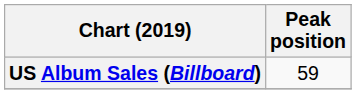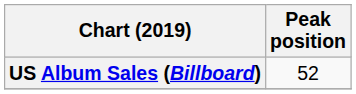(308, 72) 59 -> (308, 72) 52
